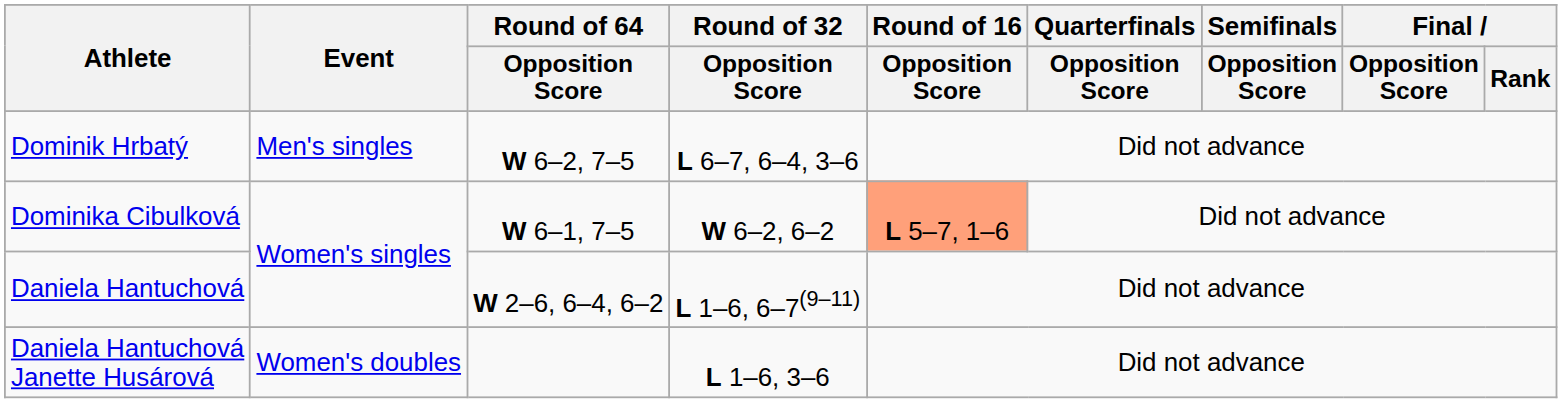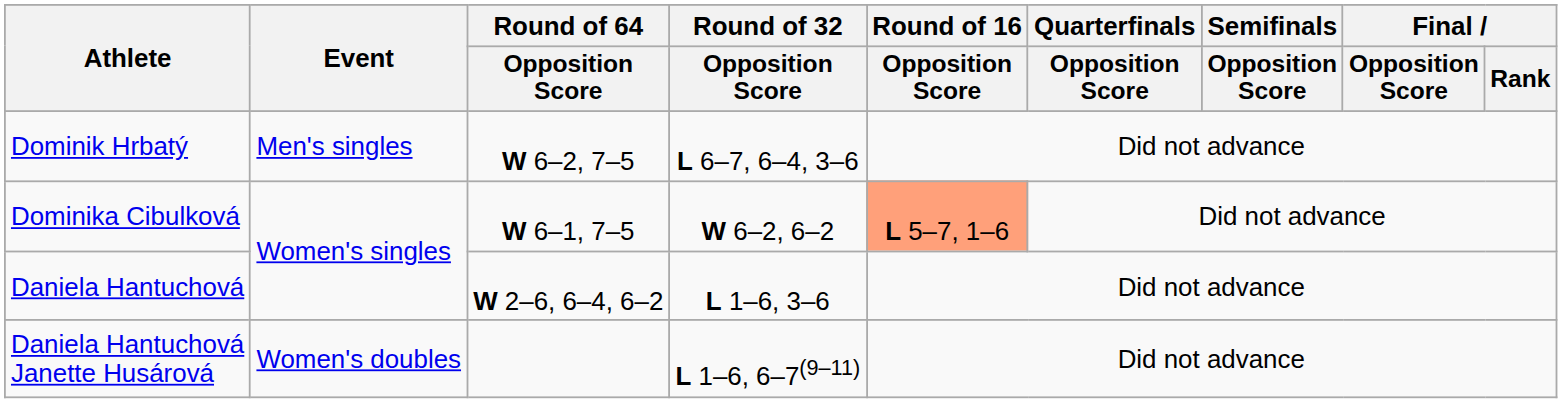(768, 304) L 1–6, 6–7(9–11) -> (768, 301) L 1–6, 3–6
(768, 377) L 1–6, 3–6 -> (768, 374) L 1–6, 6–7(9–11)
